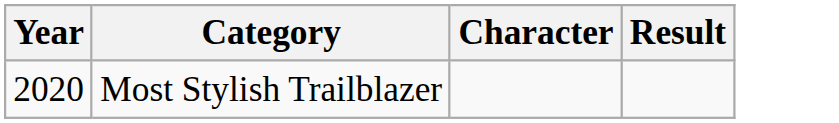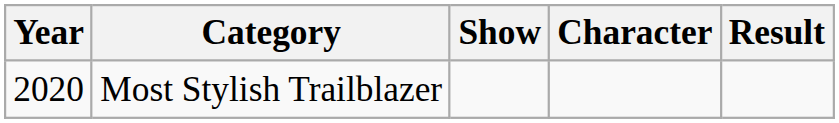+ column: (500, 32)
